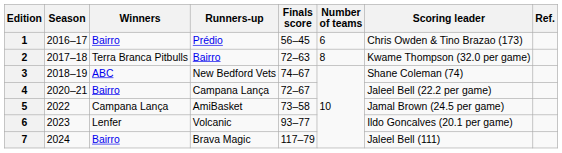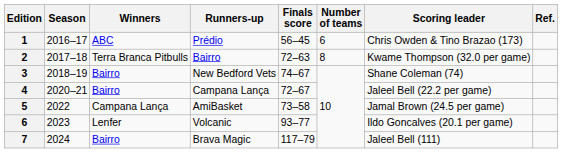(106, 40) Bairro -> (103, 40) ABC
(103, 73) ABC -> (106, 73) Bairro
